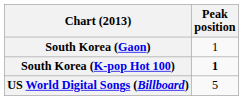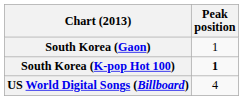(215, 85) 5 -> (215, 85) 4
